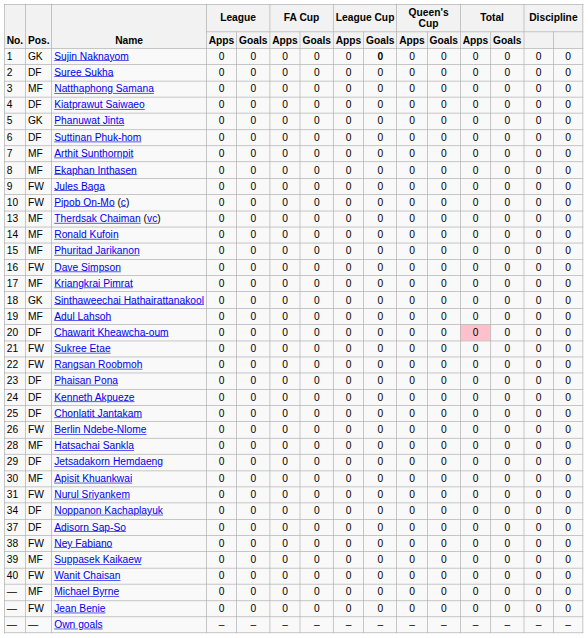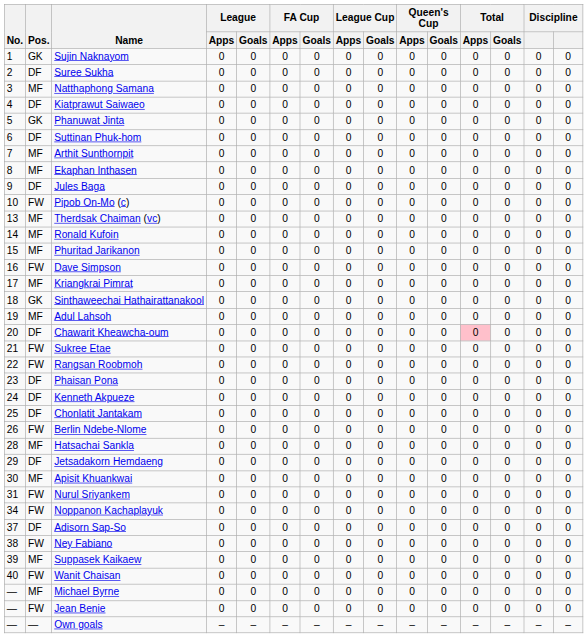(380, 56) bold -> (380, 56) normal
(36, 186) FW -> (35, 186) DF
(35, 511) DF -> (36, 511) FW
